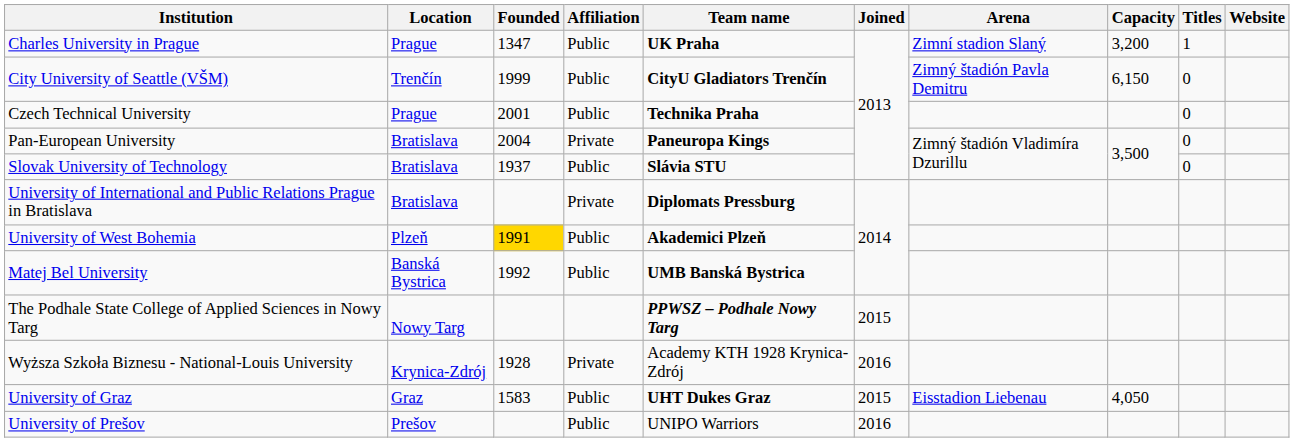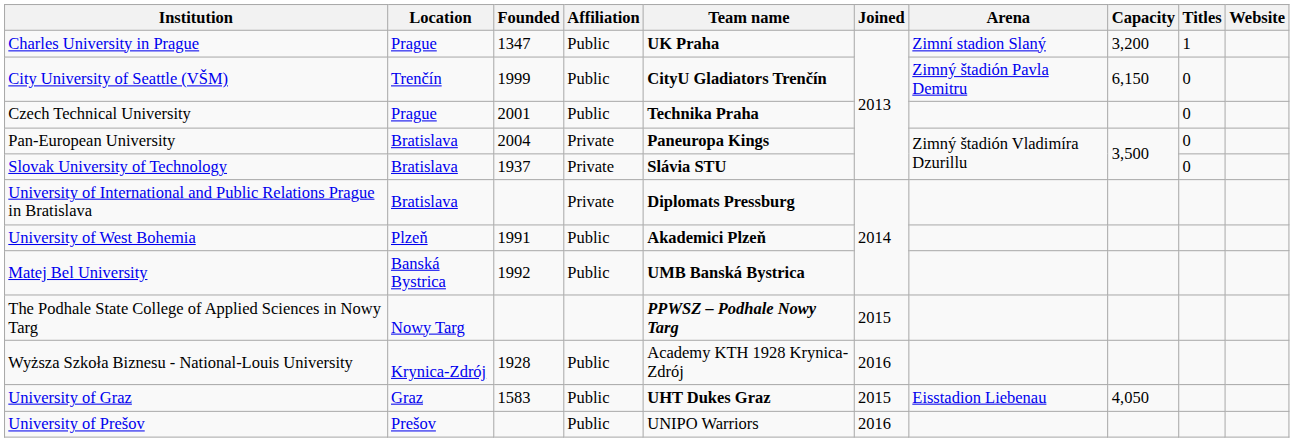(588, 166) Public -> (591, 166) Private
(514, 237) gold background -> (514, 237) no background
(591, 362) Private -> (588, 362) Public
